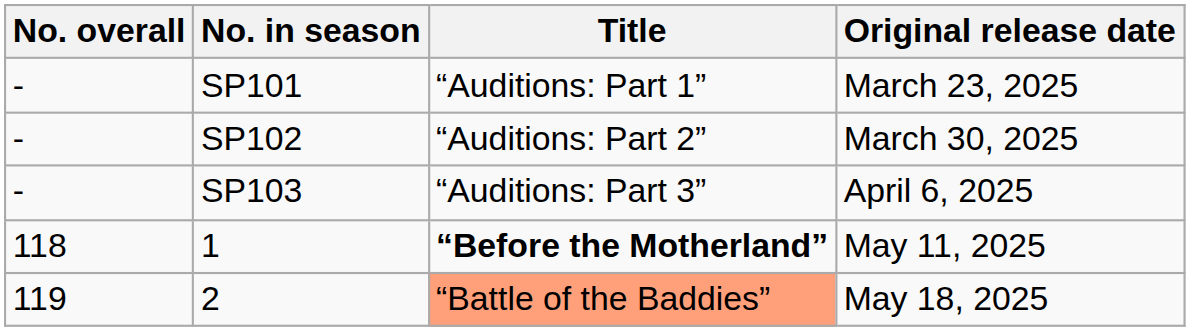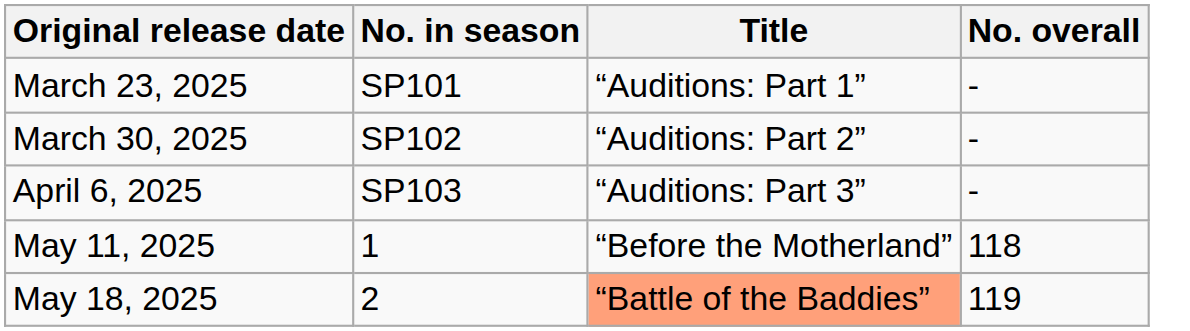columns swapped: (99, 31) <-> (1010, 31)
(632, 245) bold -> (774, 245) normal
